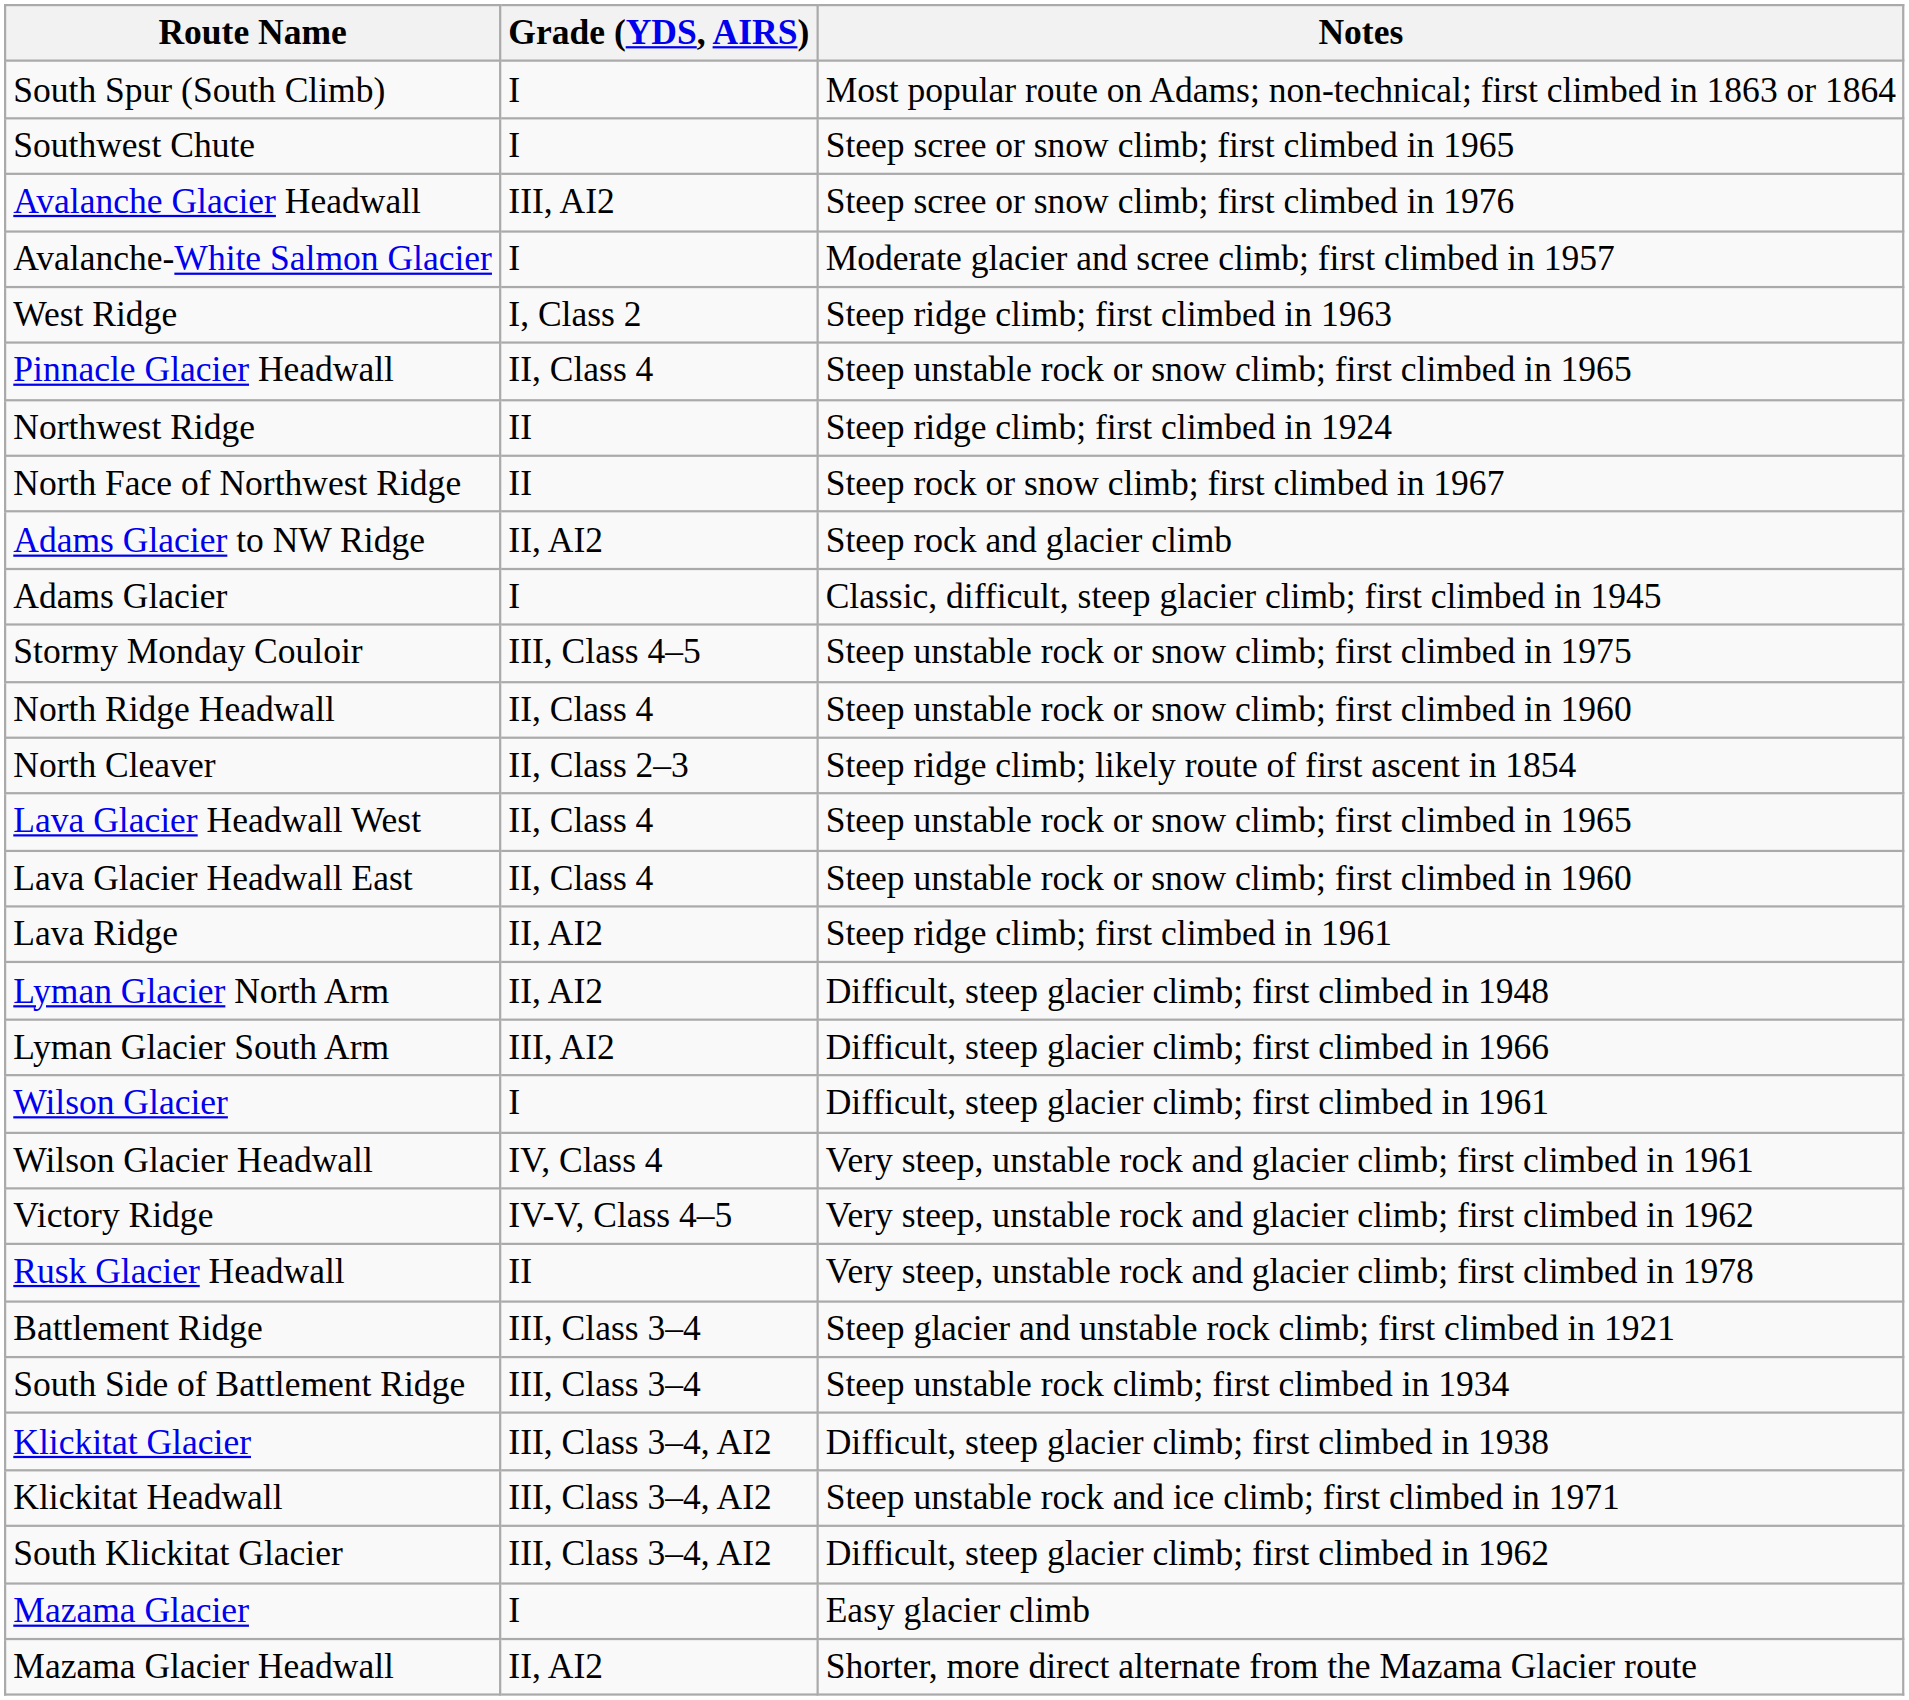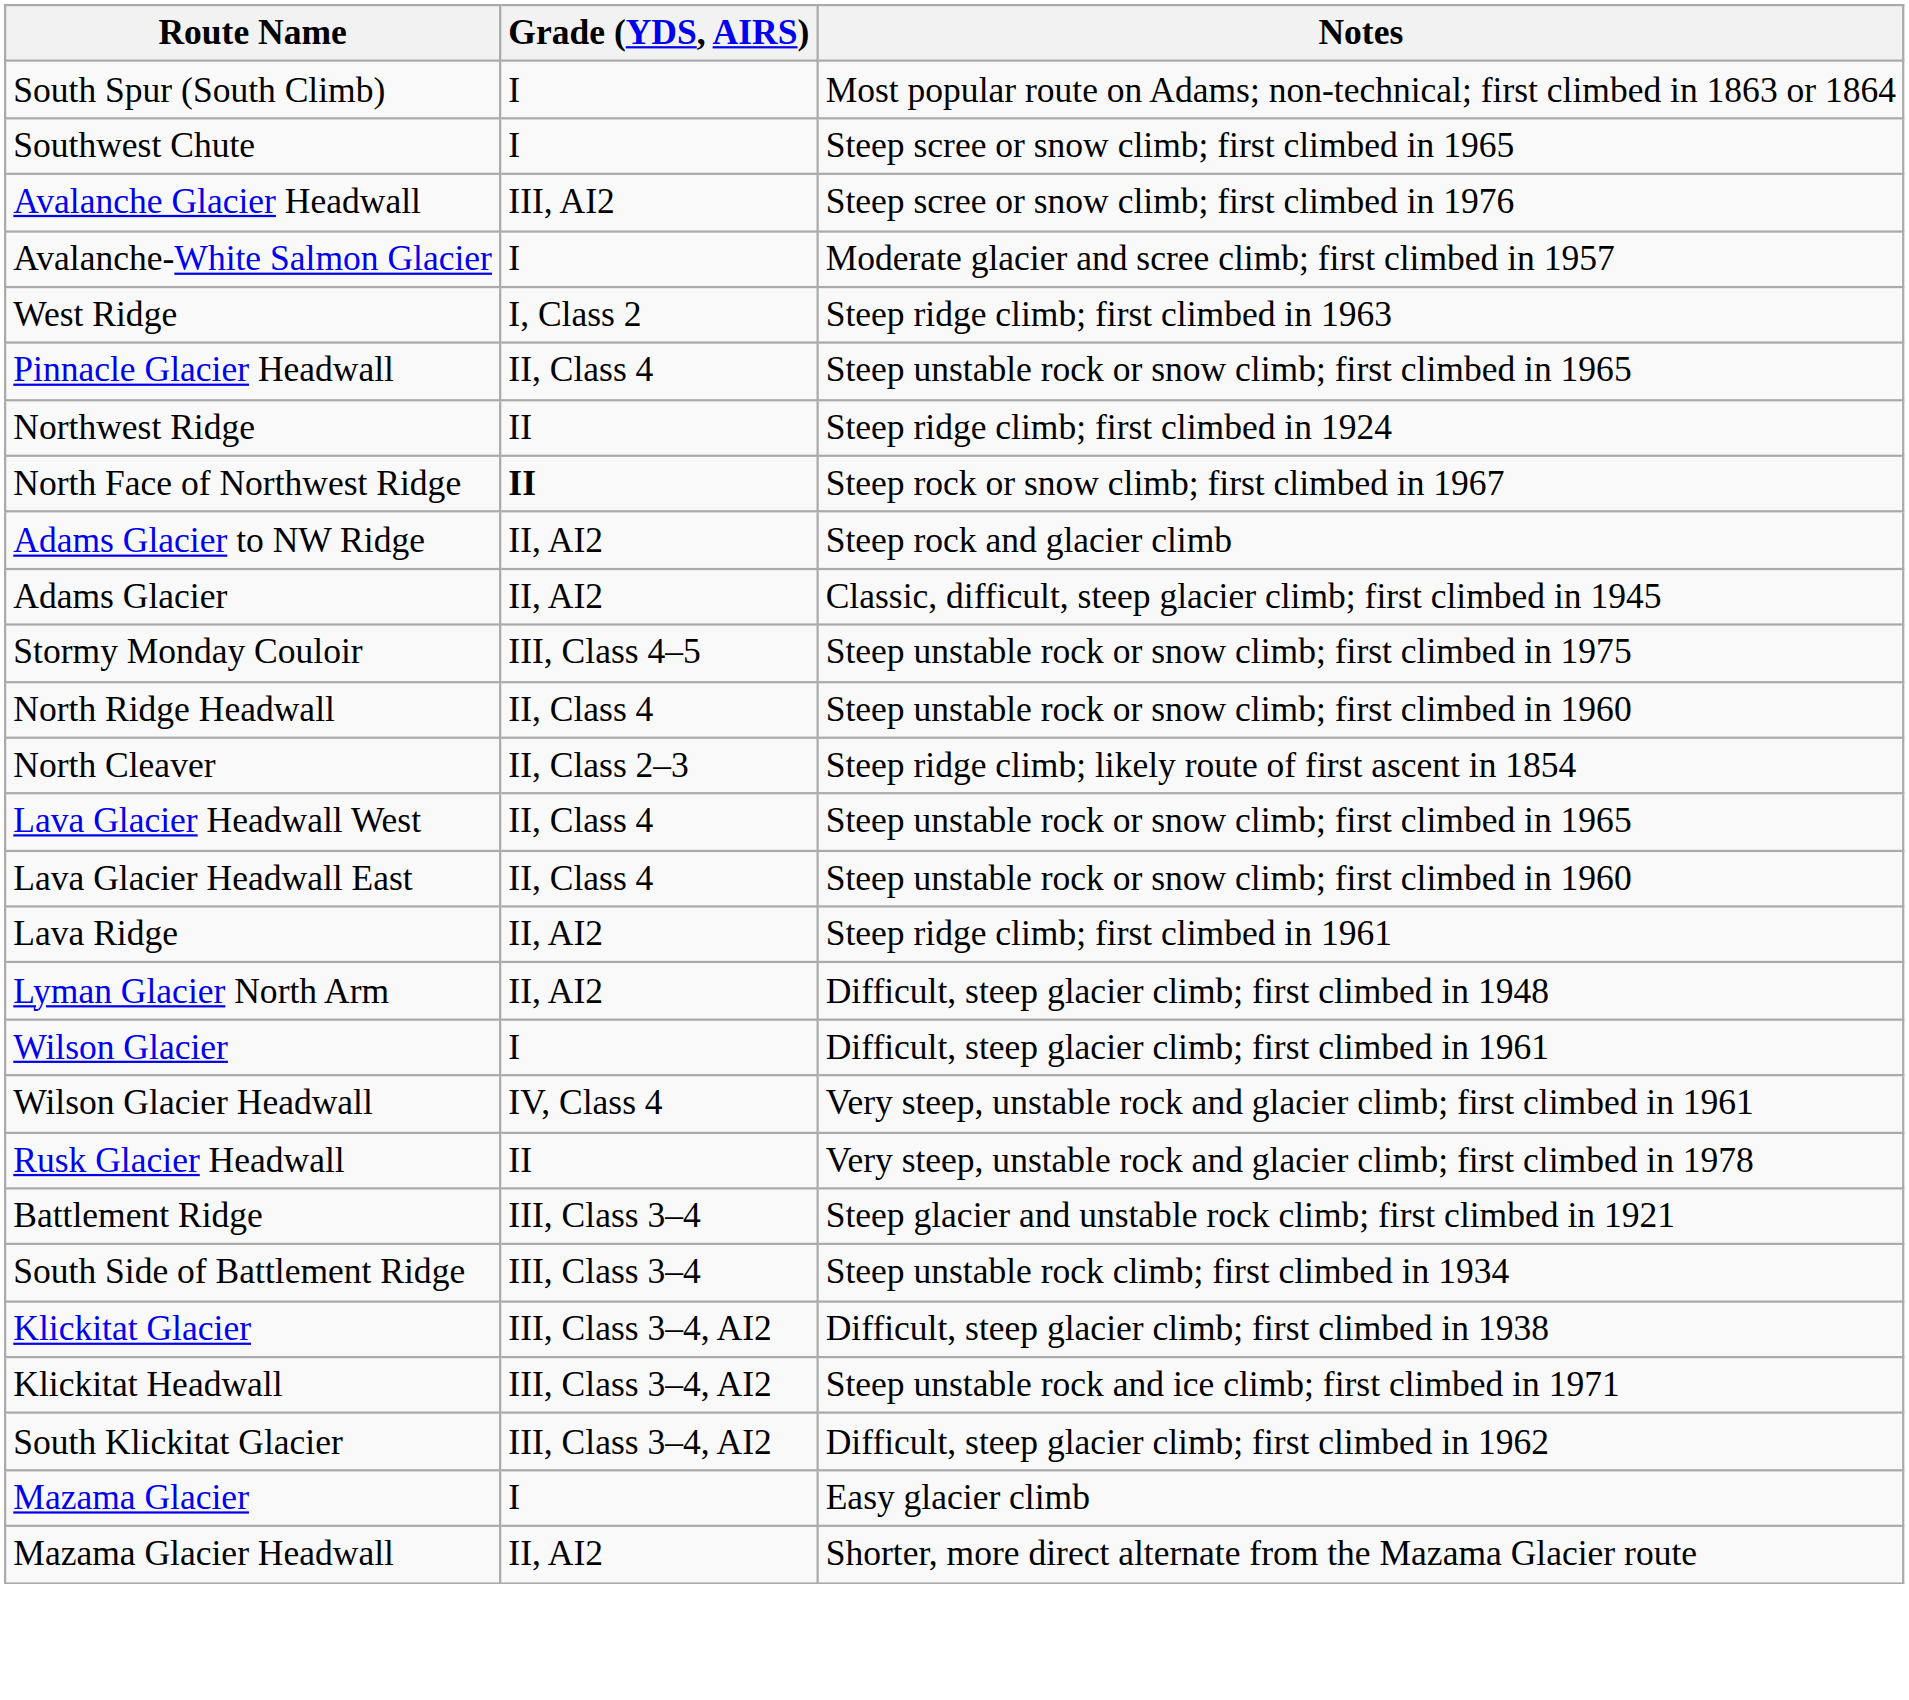(520, 483) normal -> (522, 483) bold
(514, 595) I -> (556, 595) II, AI2
- row: (201, 1046)
- row: (113, 1215)
